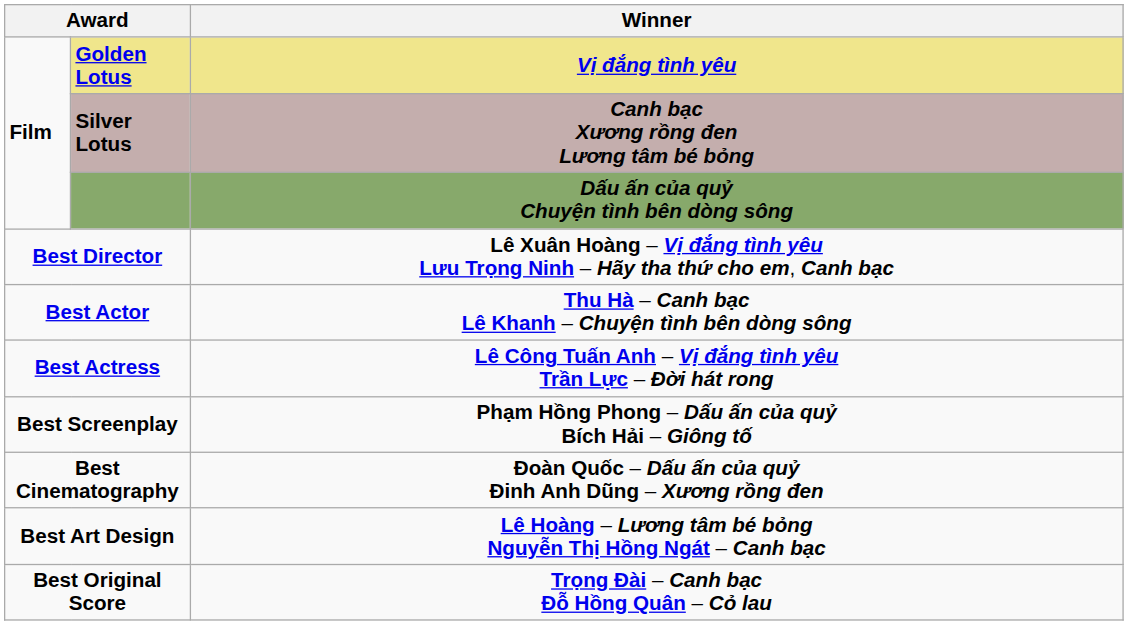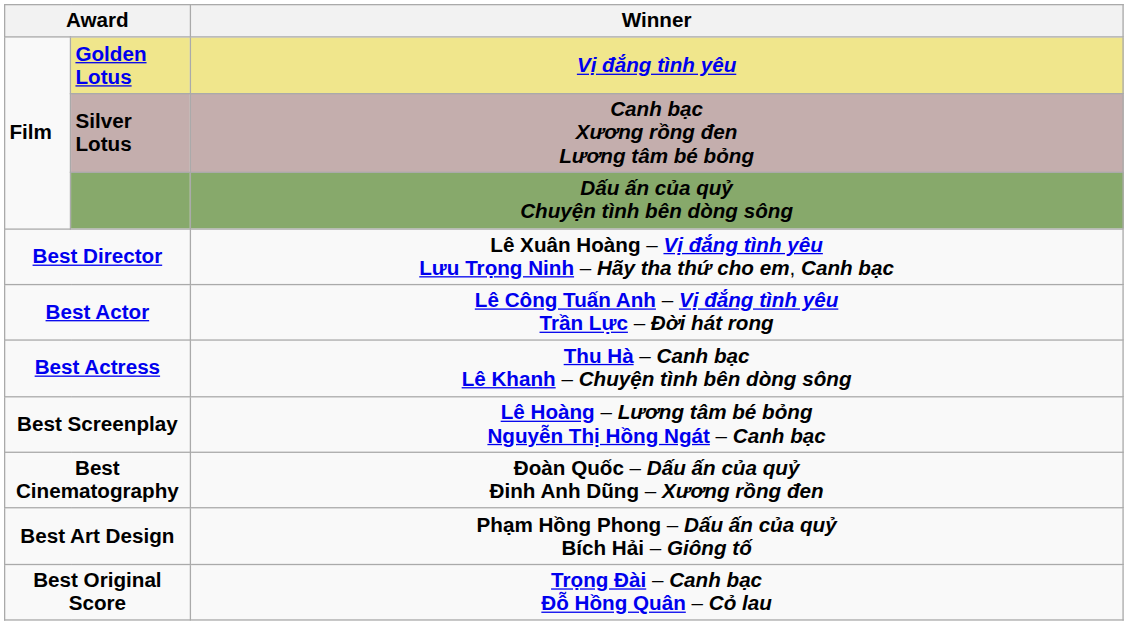(657, 312) Thu Hà – Canh bạc Lê Khanh – Chuyện tình bên dòng sông -> (657, 312) Lê Công Tuấn Anh – Vị đắng tình yêu Trần Lực – Đời hát rong
(657, 368) Lê Công Tuấn Anh – Vị đắng tình yêu Trần Lực – Đời hát rong -> (657, 368) Thu Hà – Canh bạc Lê Khanh – Chuyện tình bên dòng sông
(657, 424) Phạm Hồng Phong – Dấu ấn của quỷ Bích Hải – Giông tố -> (657, 424) Lê Hoàng – Lương tâm bé bỏng Nguyễn Thị Hồng Ngát – Canh bạc
(657, 536) Lê Hoàng – Lương tâm bé bỏng Nguyễn Thị Hồng Ngát – Canh bạc -> (657, 536) Phạm Hồng Phong – Dấu ấn của quỷ Bích Hải – Giông tố
